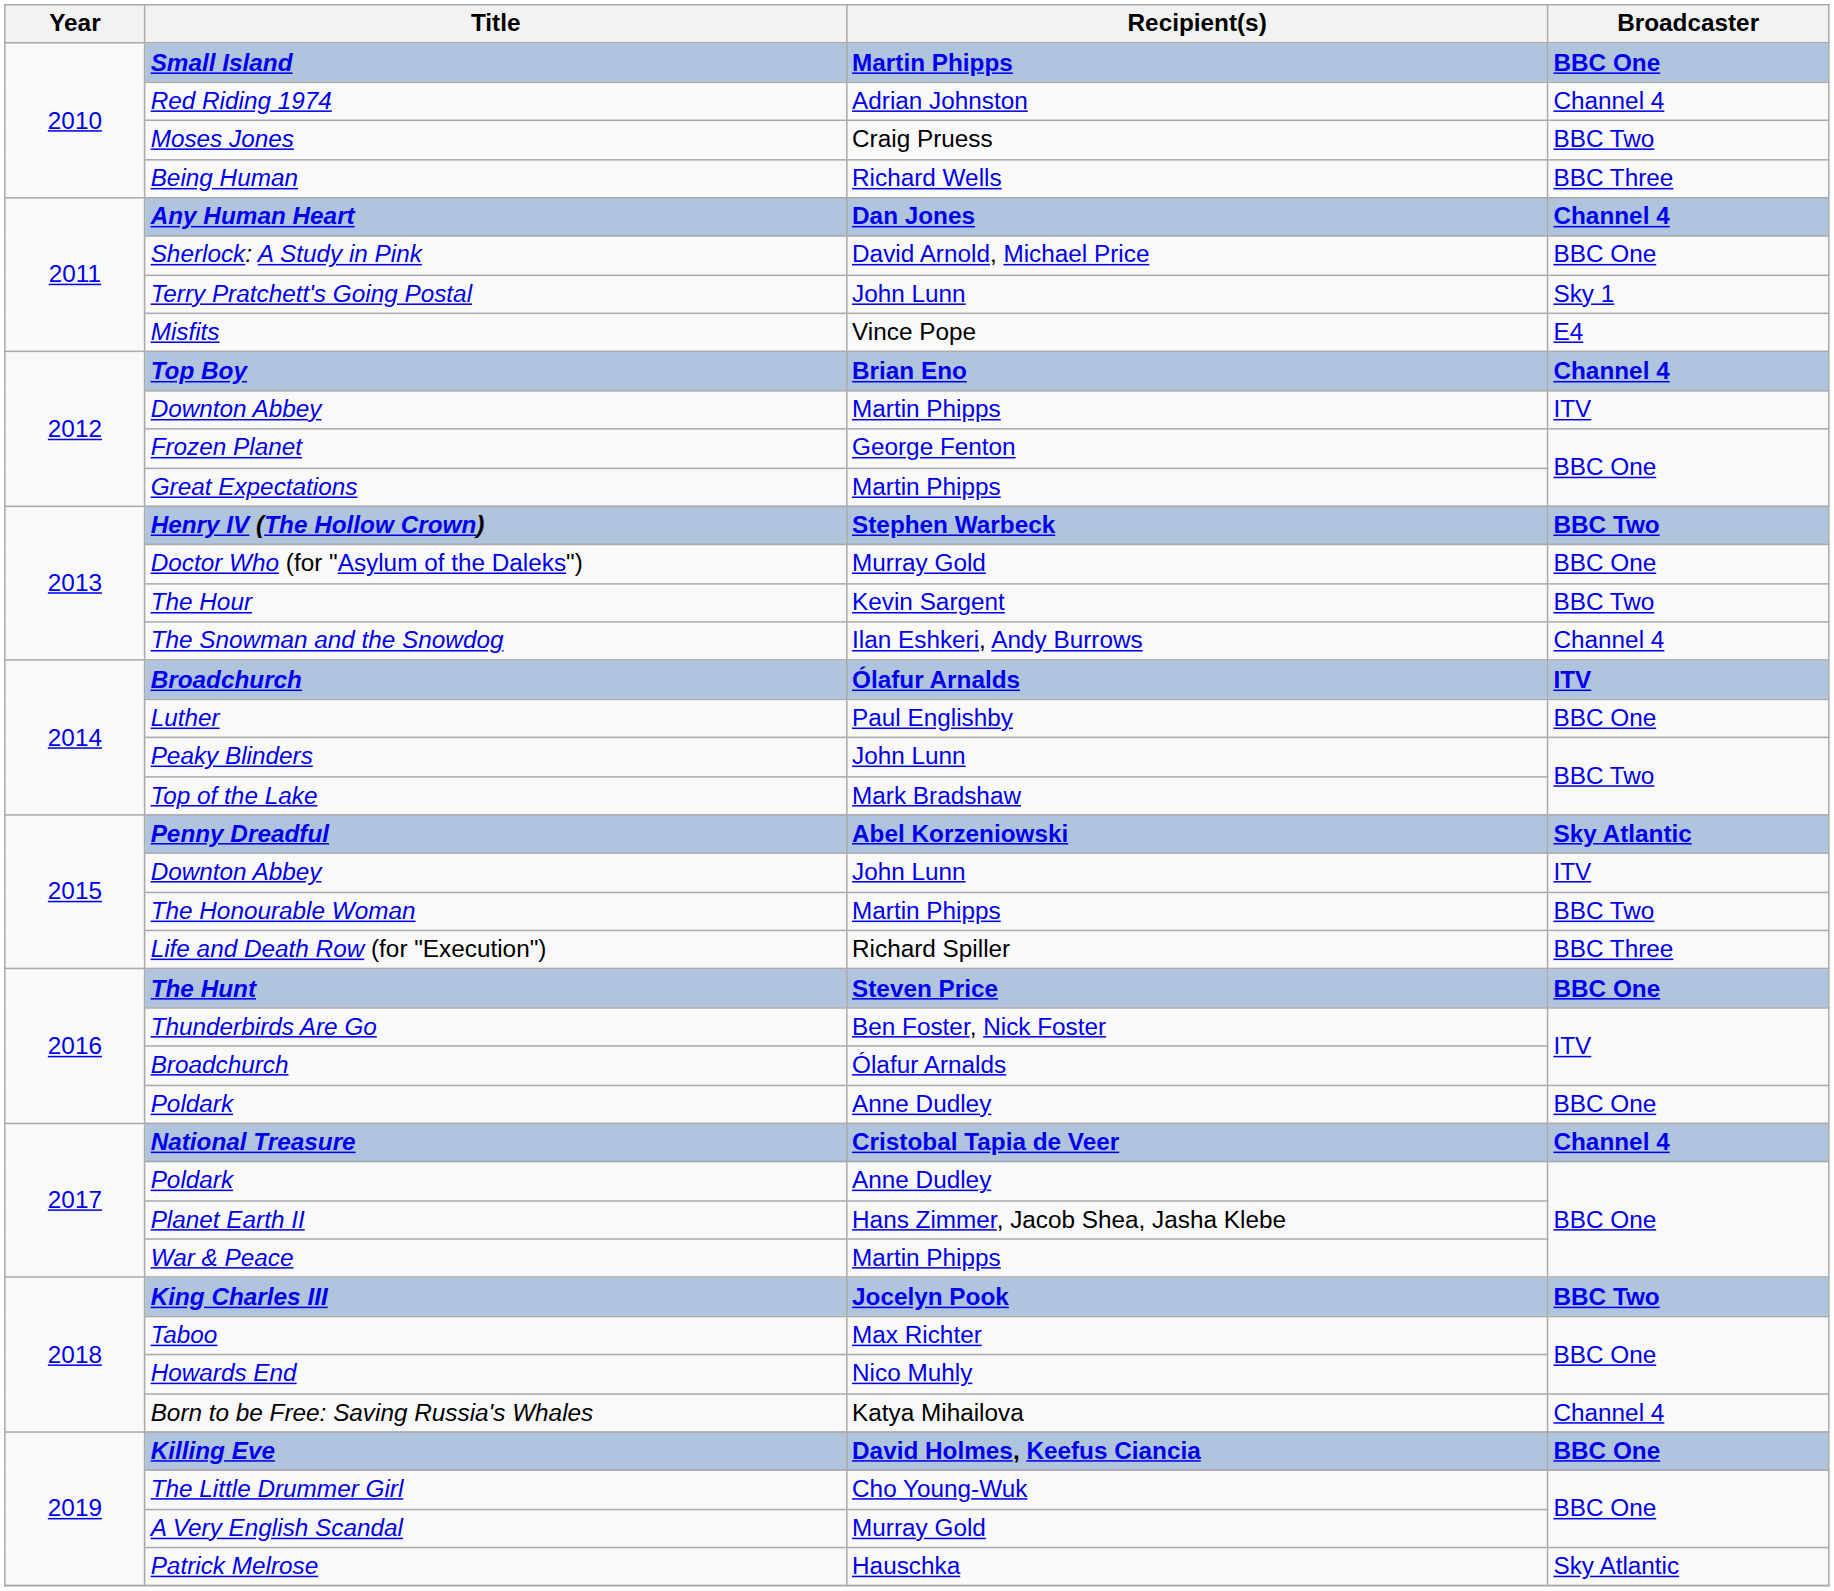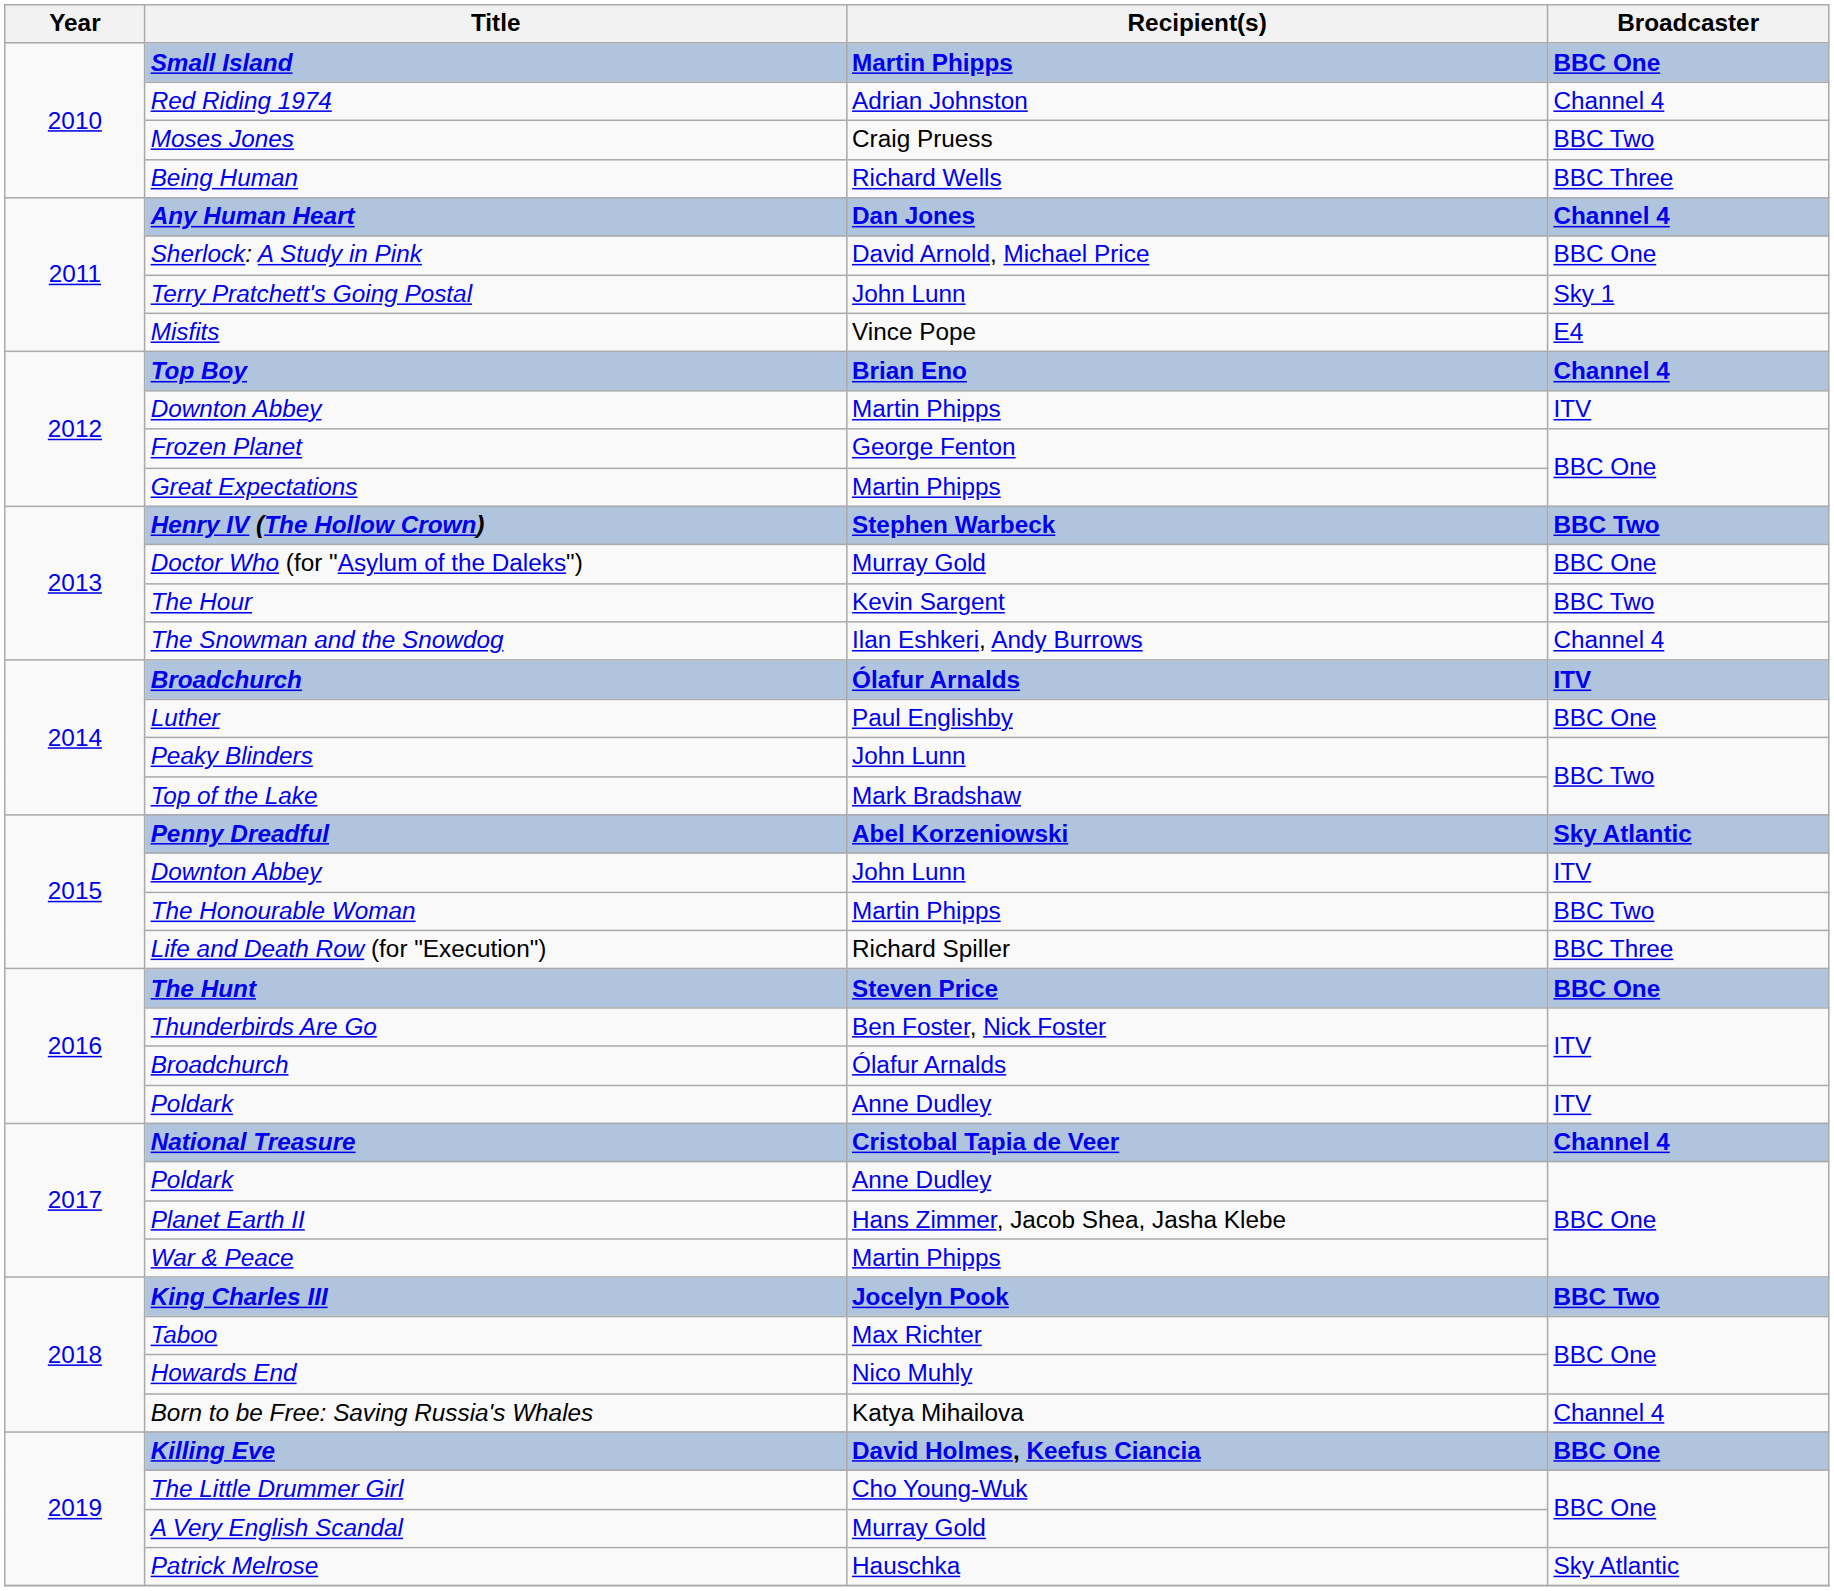(1605, 1103) BBC One -> (1572, 1103) ITV
